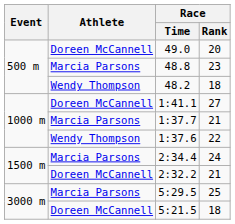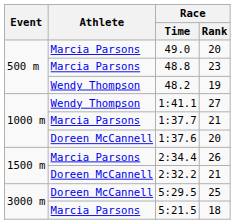(102, 49) Doreen McCannell -> (95, 49) Marcia Parsons
(215, 85) 18 -> (215, 85) 19
(102, 103) Doreen McCannell -> (95, 103) Wendy Thompson
(95, 138) Wendy Thompson -> (102, 138) Doreen McCannell
(215, 138) 22 -> (215, 138) 20
(215, 156) 24 -> (215, 156) 26
(95, 192) Marcia Parsons -> (102, 192) Doreen McCannell
(102, 210) Doreen McCannell -> (95, 210) Marcia Parsons
